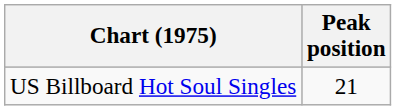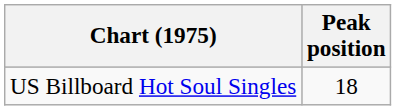(346, 85) 21 -> (346, 85) 18
